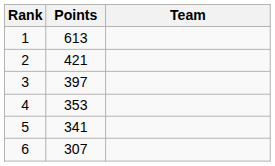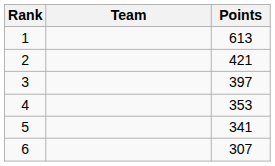columns swapped: (188, 15) <-> (76, 15)
